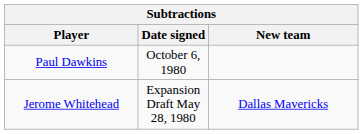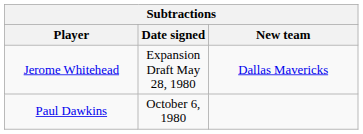rows swapped: (71, 104) <-> (71, 62)
